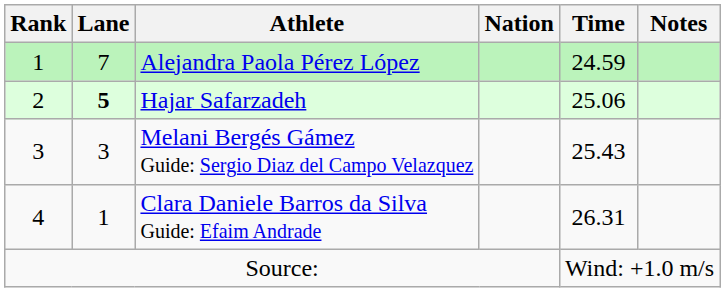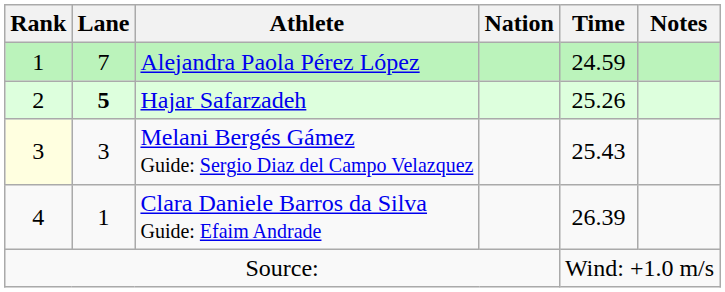(598, 99) 25.06 -> (598, 99) 25.26
(38, 151) no background -> (38, 151) lightyellow background
(598, 216) 26.31 -> (598, 216) 26.39
